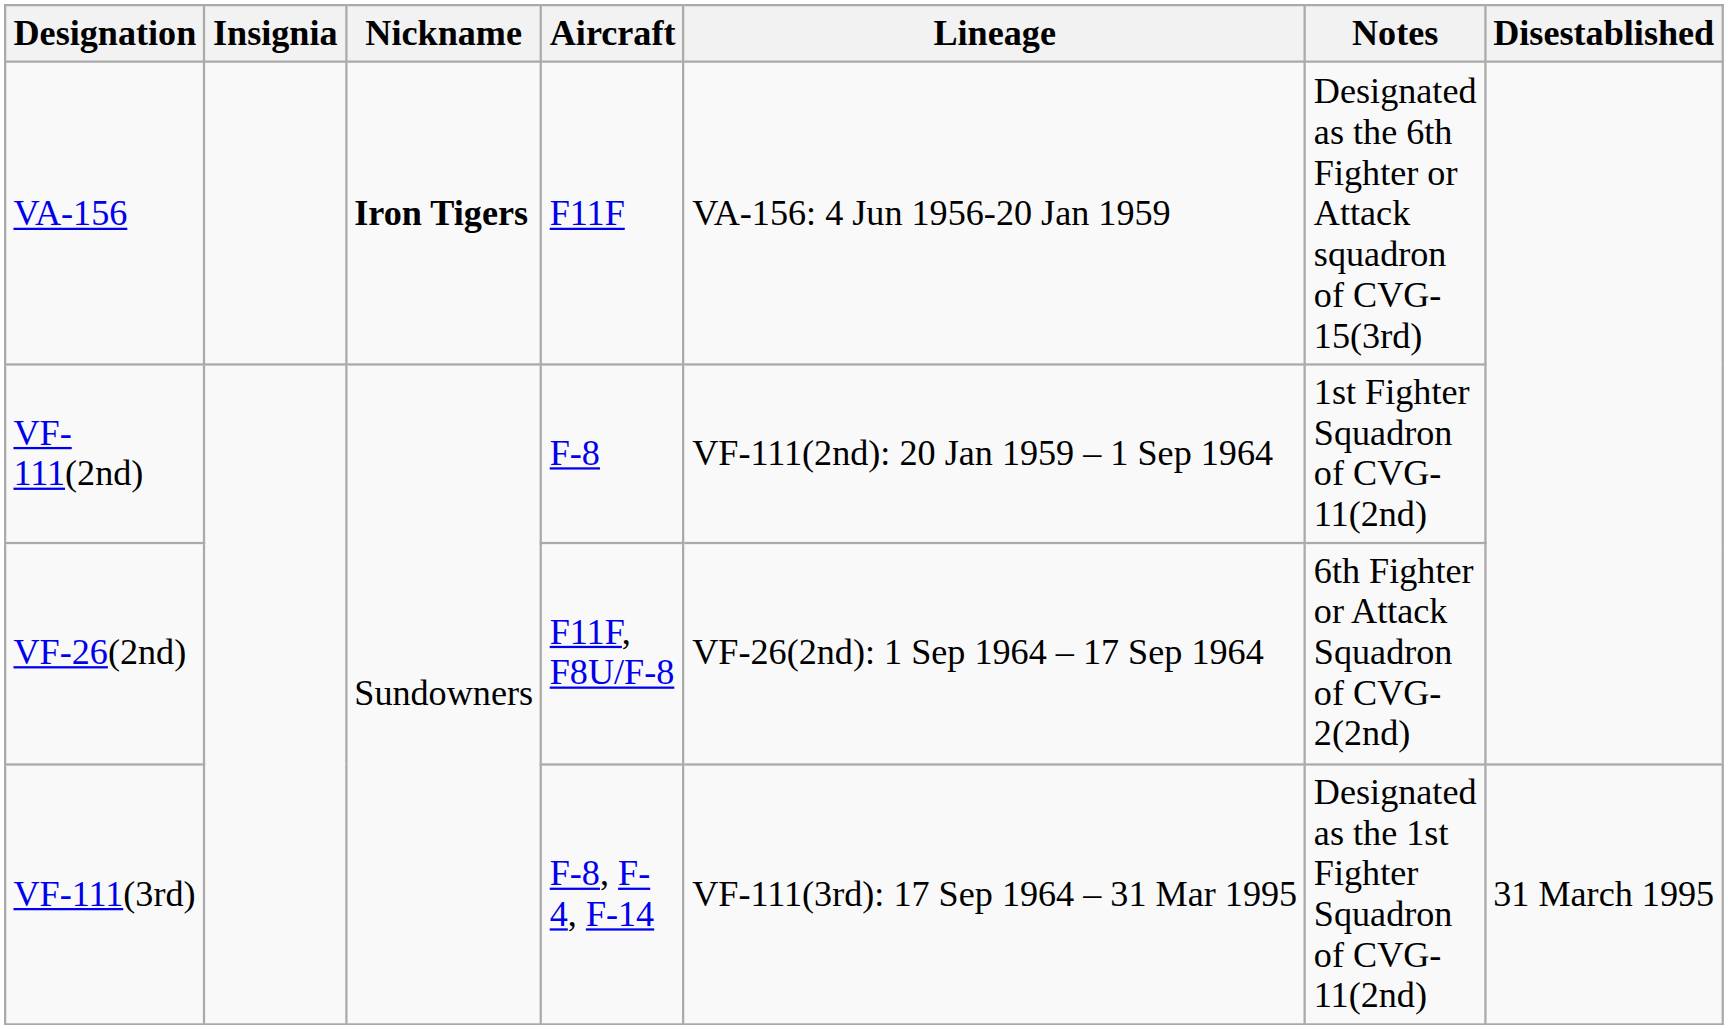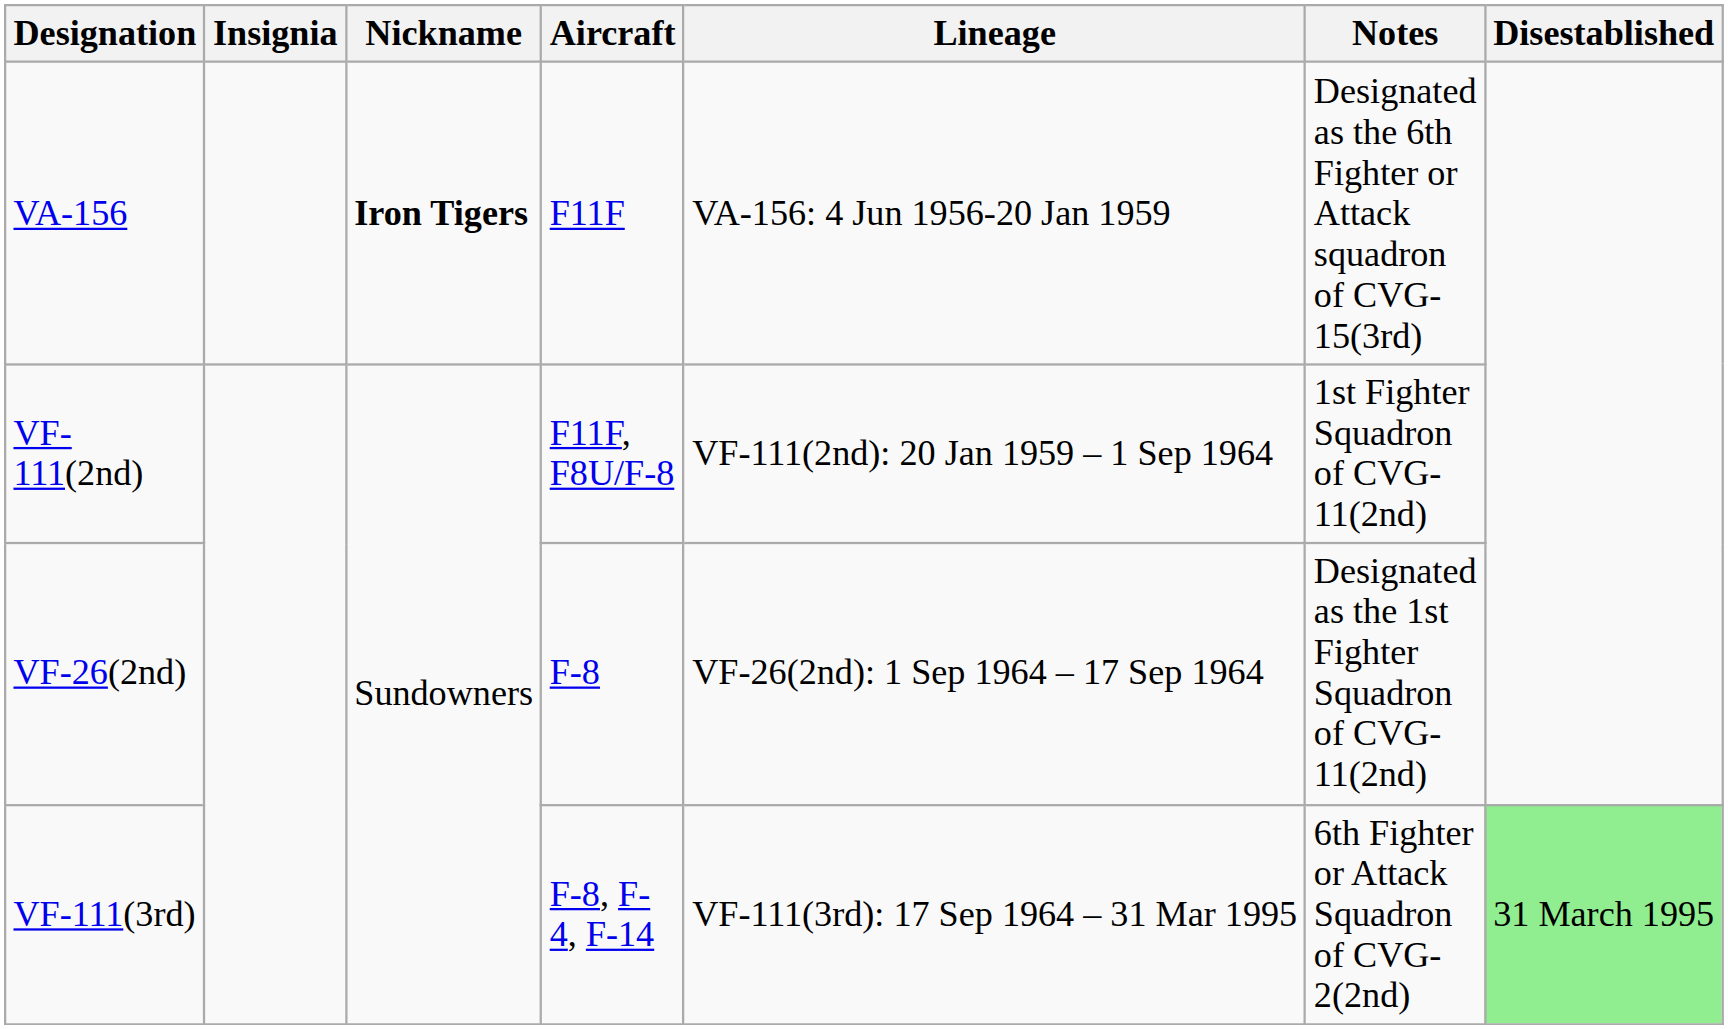(575, 452) F-8 -> (612, 452) F11F, F8U/F-8
(612, 652) F11F, F8U/F-8 -> (575, 673) F-8
(1394, 652) 6th Fighter or Attack Squadron of CVG-2(2nd) -> (1395, 673) Designated as the 1st Fighter Squadron of CVG-11(2nd)
(1395, 893) Designated as the 1st Fighter Squadron of CVG-11(2nd) -> (1394, 913) 6th Fighter or Attack Squadron of CVG-2(2nd)
(1604, 893) no background -> (1604, 913) lightgreen background
